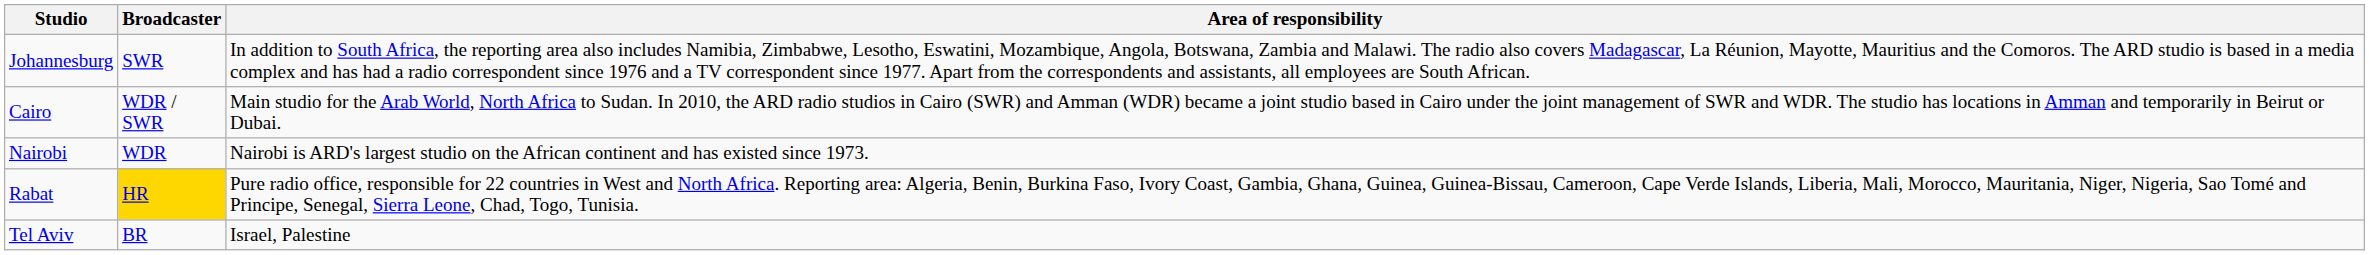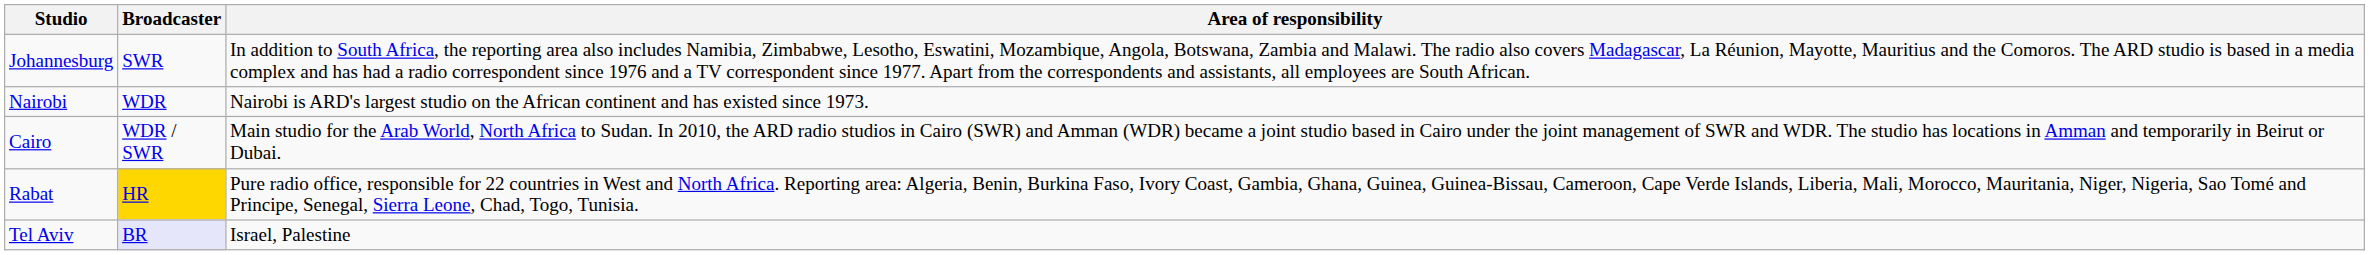rows swapped: (30, 112) <-> (38, 153)
(135, 234) no background -> (135, 234) lavender background
